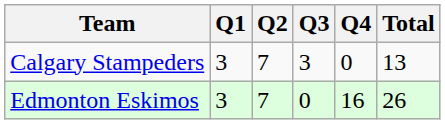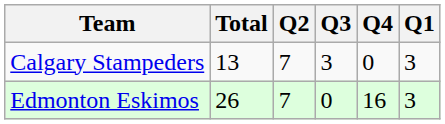columns swapped: (231, 23) <-> (408, 23)
